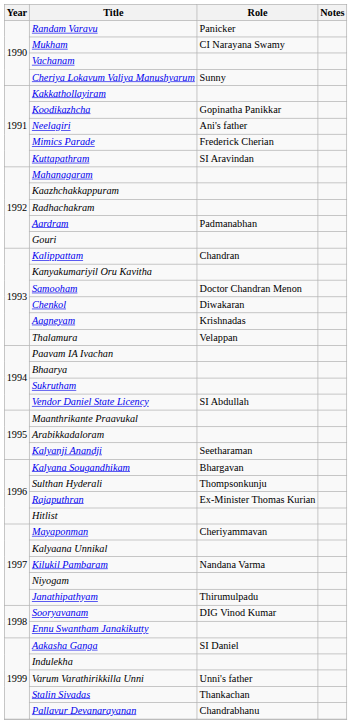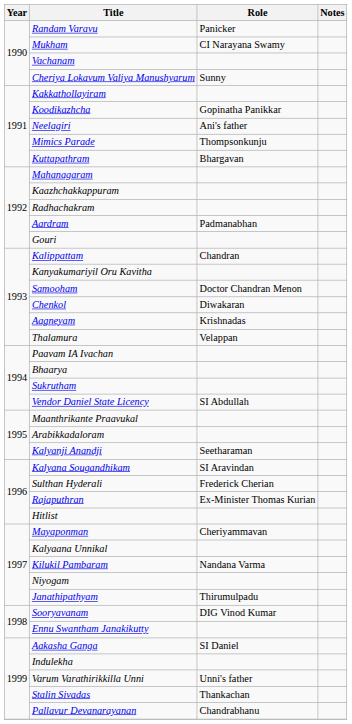(237, 142) Frederick Cherian -> (233, 142) Thompsonkunju
(227, 158) SI Aravindan -> (222, 158) Bhargavan
(222, 467) Bhargavan -> (227, 467) SI Aravindan
(233, 483) Thompsonkunju -> (237, 483) Frederick Cherian
